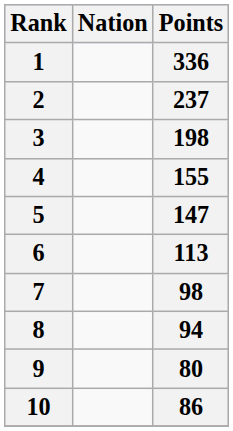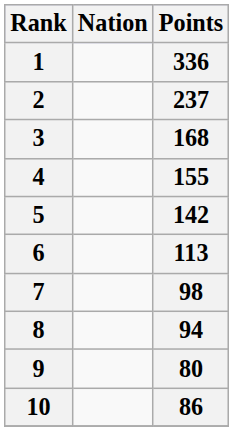(191, 138) 198 -> (191, 138) 168
(191, 215) 147 -> (191, 215) 142
